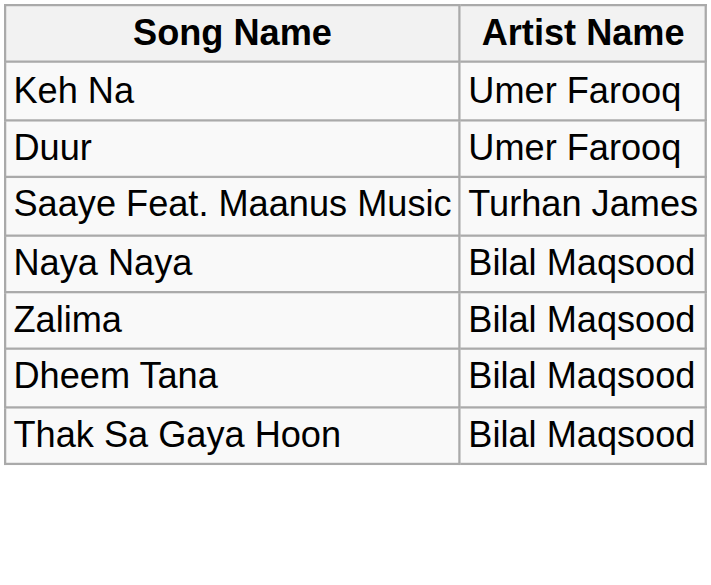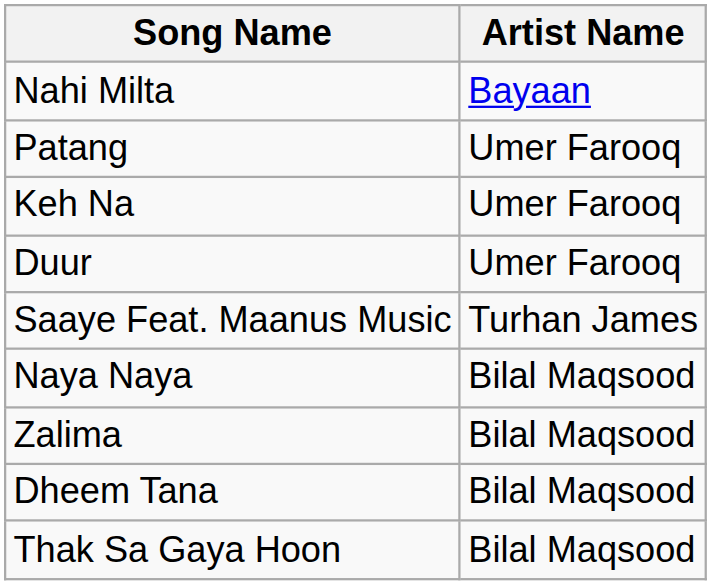+ row: (94, 90)
+ row: (71, 147)
